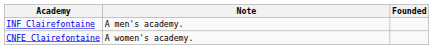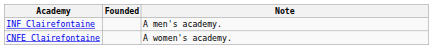columns swapped: (409, 11) <-> (246, 11)
